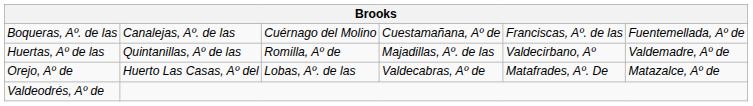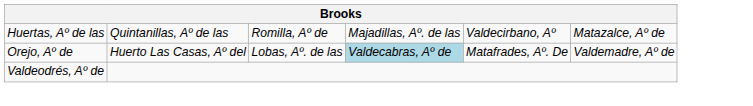- row: (62, 33)
(679, 52) Valdemadre, Aº de -> (619, 33) Matazalce, Aº de
(434, 71) no background -> (400, 52) lightblue background
(674, 71) Matazalce, Aº de -> (624, 52) Valdemadre, Aº de
